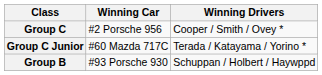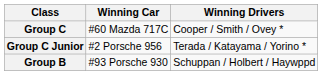(125, 29) #2 Porsche 956 -> (128, 29) #60 Mazda 717C
(128, 46) #60 Mazda 717C -> (125, 46) #2 Porsche 956
